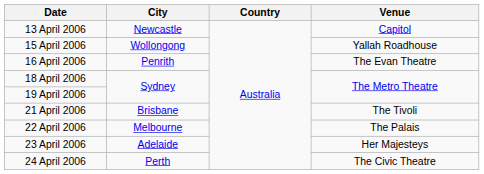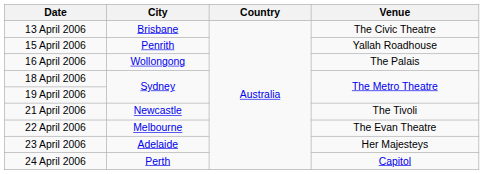(158, 29) Newcastle -> (158, 29) Brisbane
(395, 29) Capitol -> (395, 29) The Civic Theatre
(158, 45) Wollongong -> (158, 45) Penrith
(158, 62) Penrith -> (158, 62) Wollongong
(395, 62) The Evan Theatre -> (395, 62) The Palais
(158, 111) Brisbane -> (158, 111) Newcastle
(395, 128) The Palais -> (395, 128) The Evan Theatre
(395, 161) The Civic Theatre -> (395, 161) Capitol
